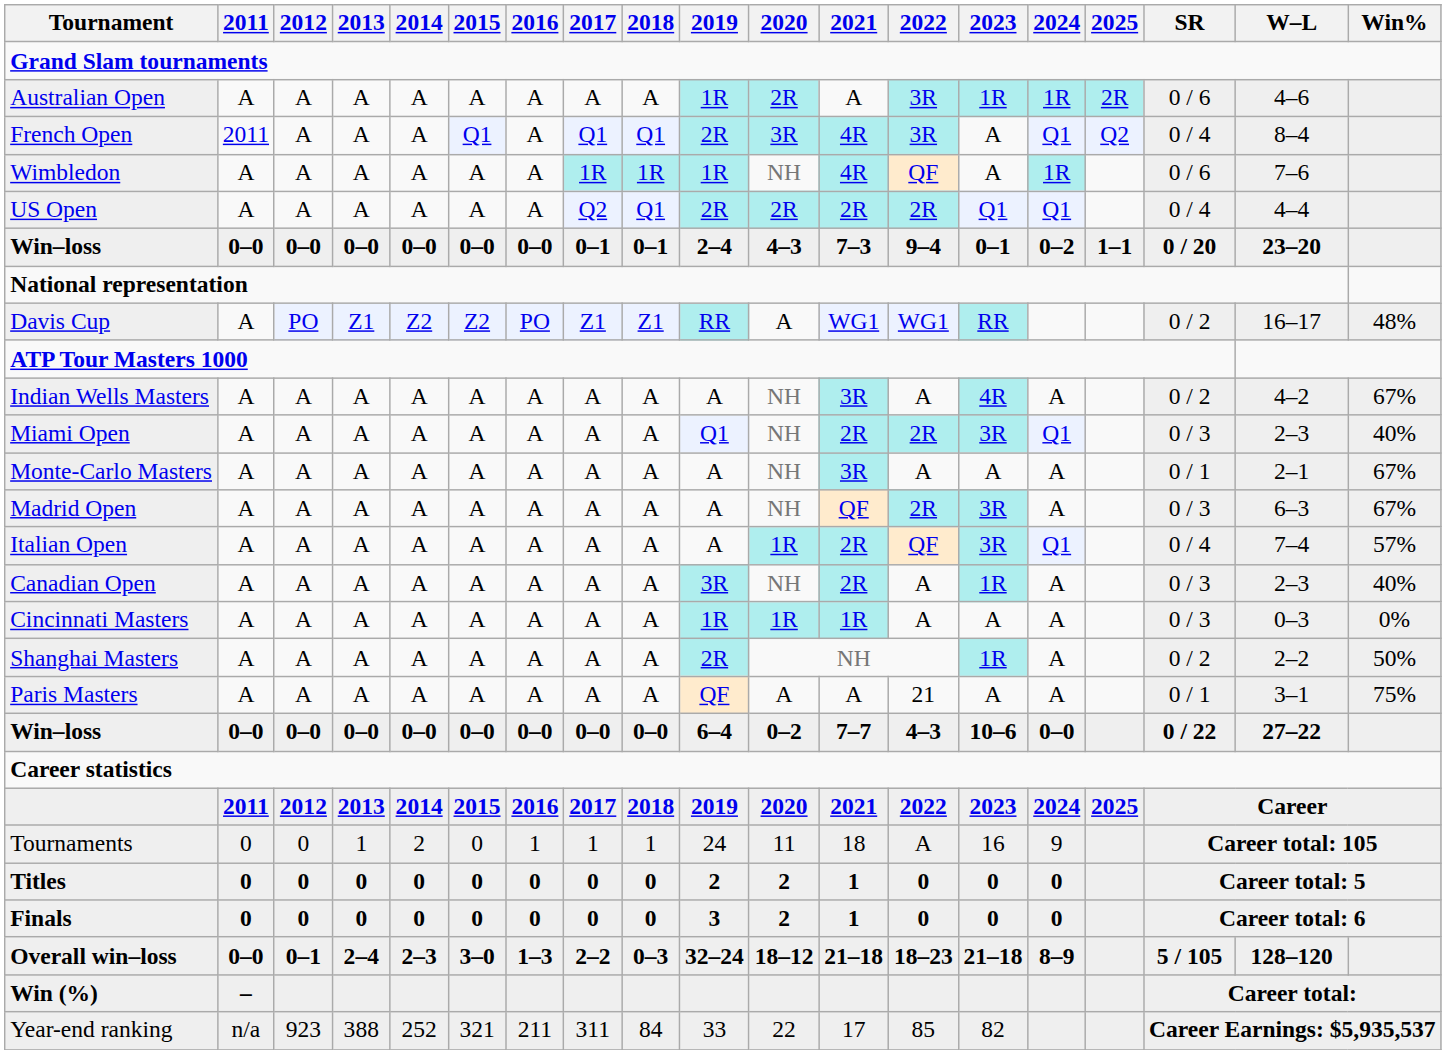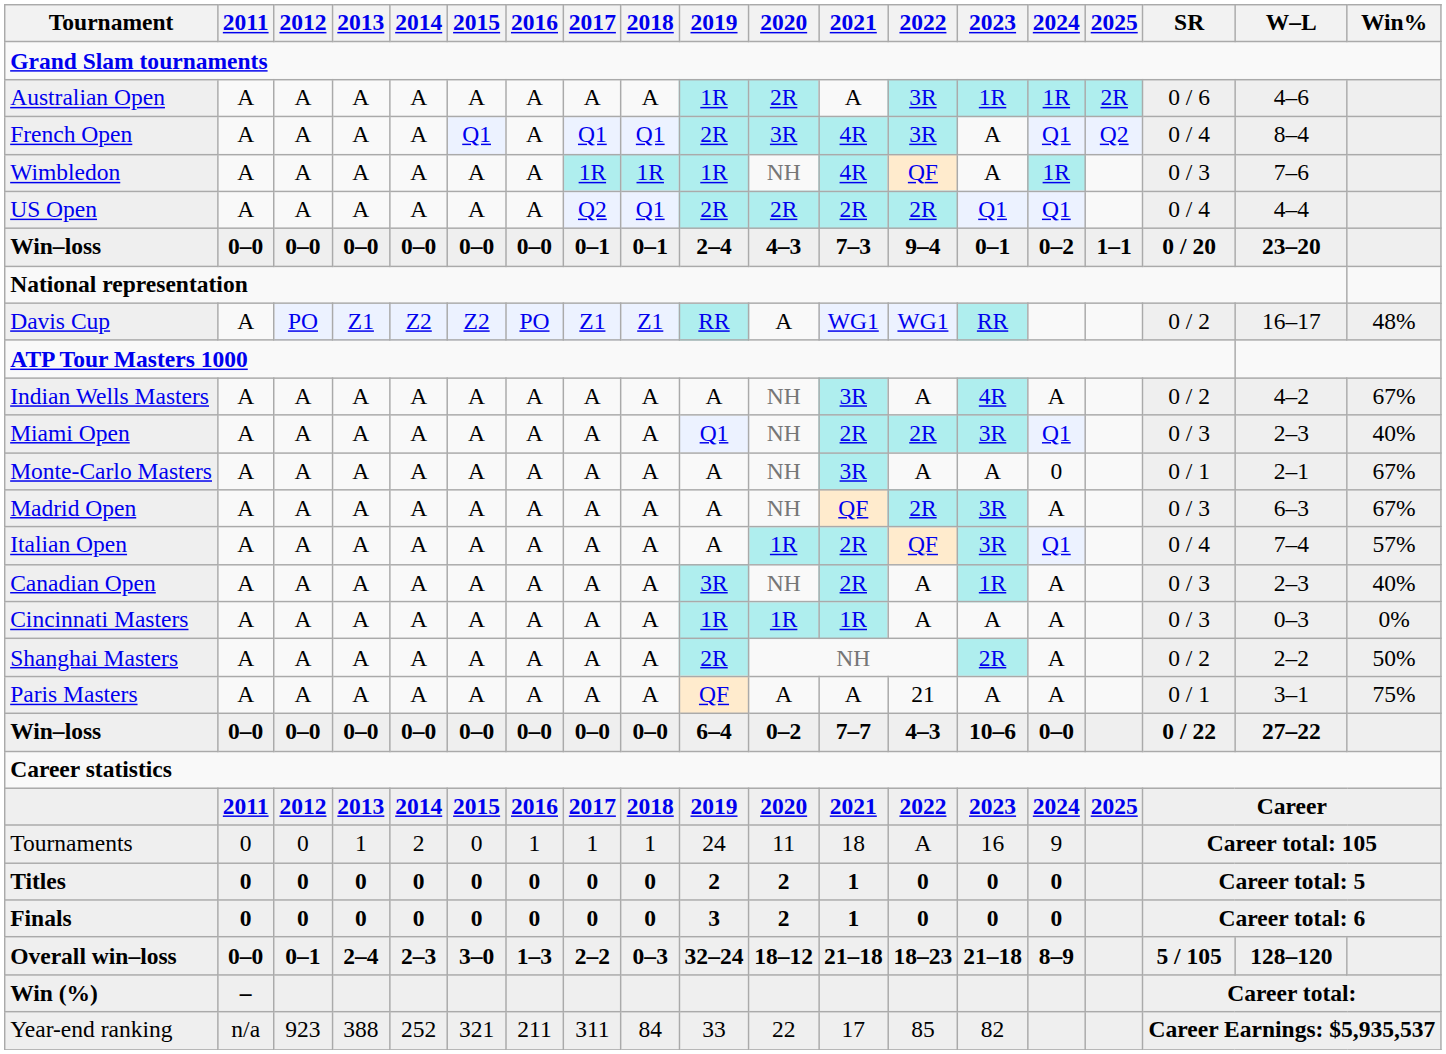(246, 135) 2011 -> (246, 135) A
(1190, 172) 0 / 6 -> (1189, 172) 0 / 3
(1057, 470) A -> (1056, 470) 0
(993, 657) 1R -> (993, 657) 2R
